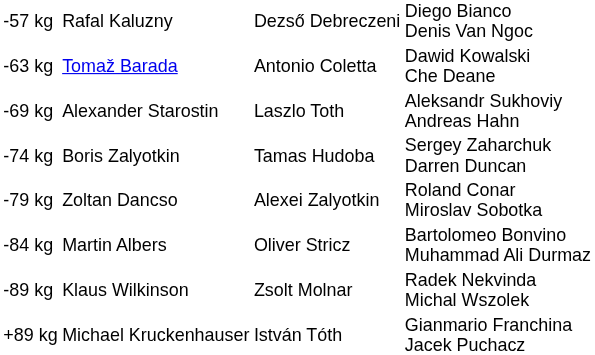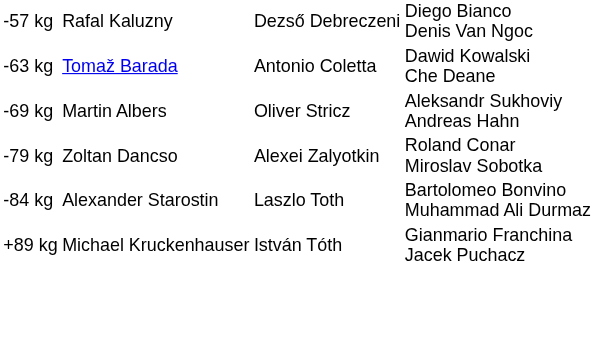(140, 111) Alexander Starostin -> (114, 111) Martin Albers
(299, 111) Laszlo Toth -> (302, 111) Oliver Stricz
- row: (28, 155)
(114, 245) Martin Albers -> (140, 200) Alexander Starostin
(302, 245) Oliver Stricz -> (299, 200) Laszlo Toth
- row: (28, 290)
